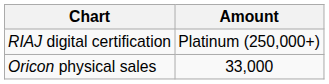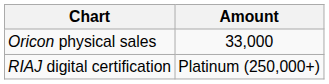rows swapped: (82, 66) <-> (90, 41)
